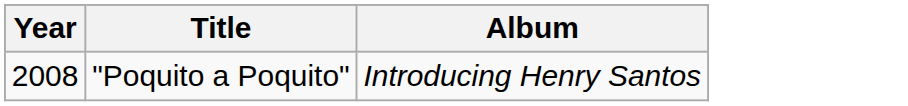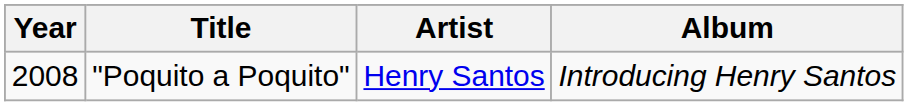+ column: (454, 28)
